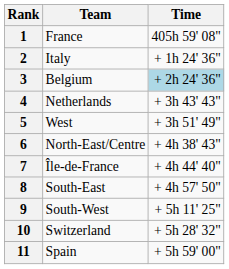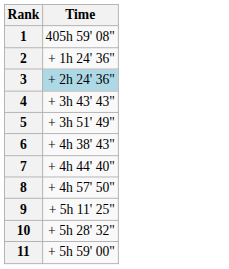- column: (95, 15)
